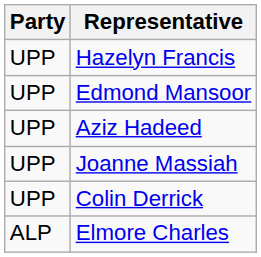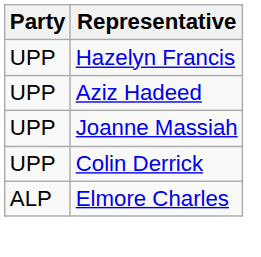- row: (163, 92)
